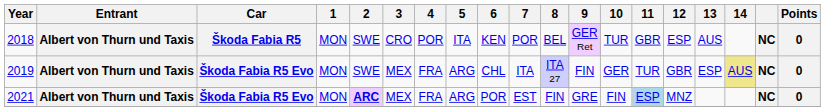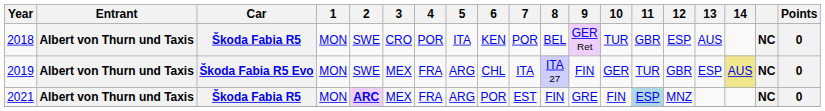(256, 97) Škoda Fabia R5 Evo -> (256, 97) Škoda Fabia R5
